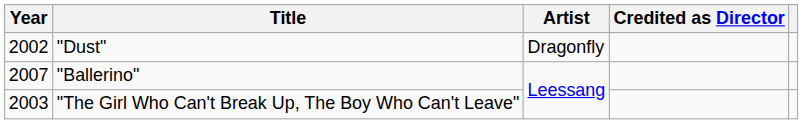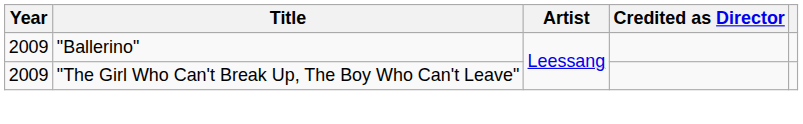- row: (82, 47)
(29, 75) 2007 -> (29, 47) 2009
(29, 103) 2003 -> (29, 75) 2009
